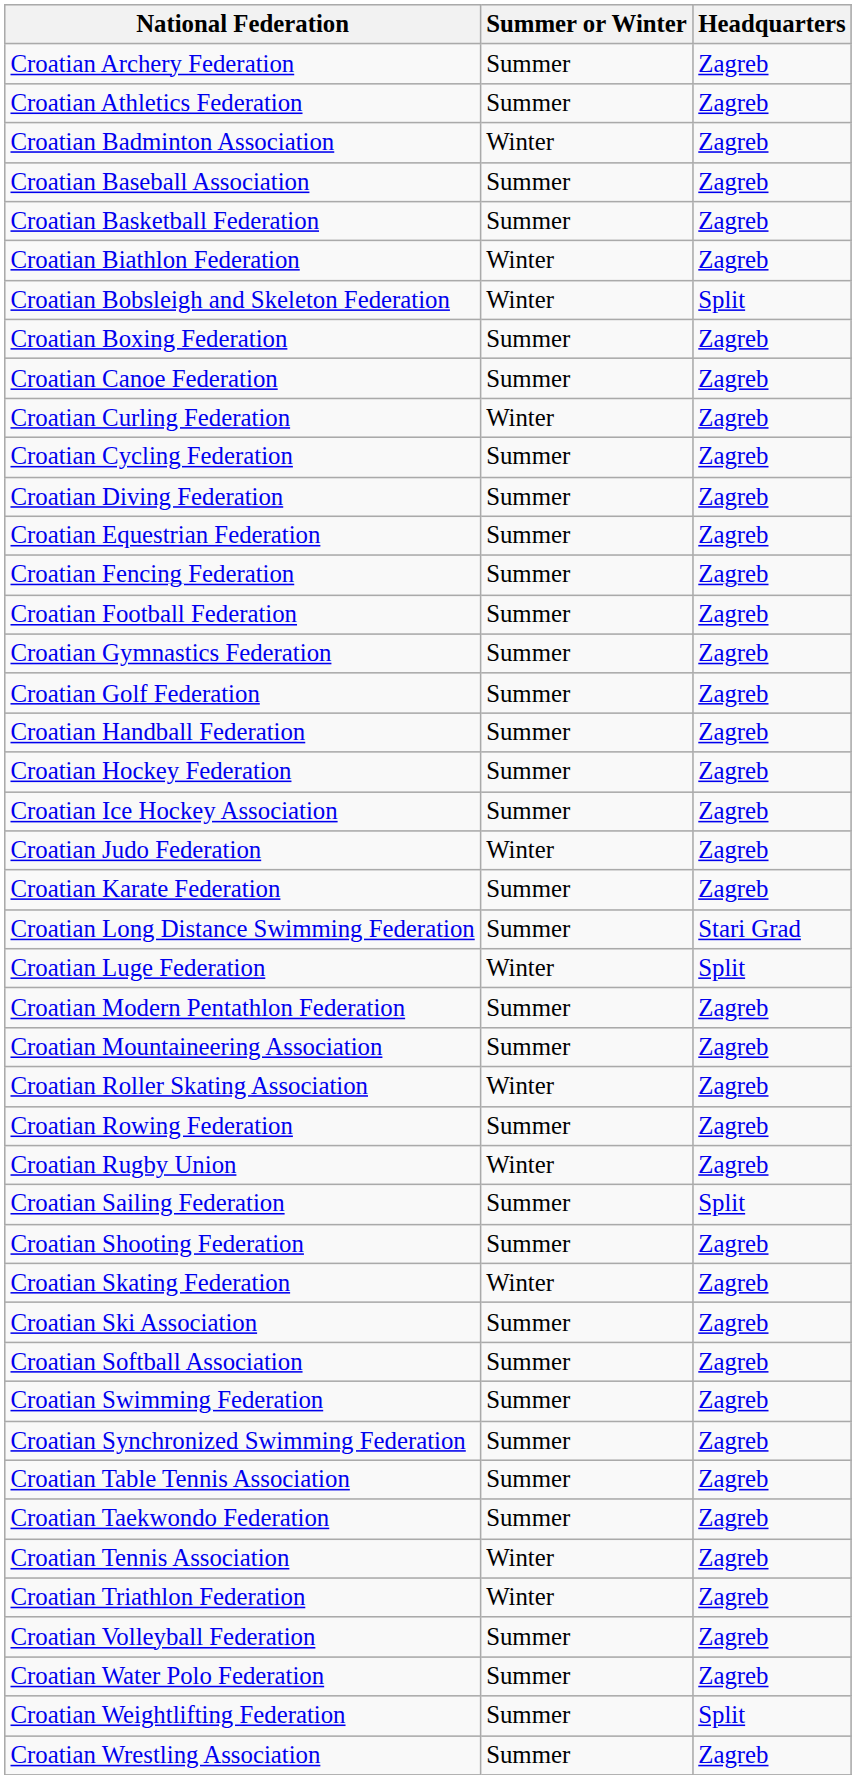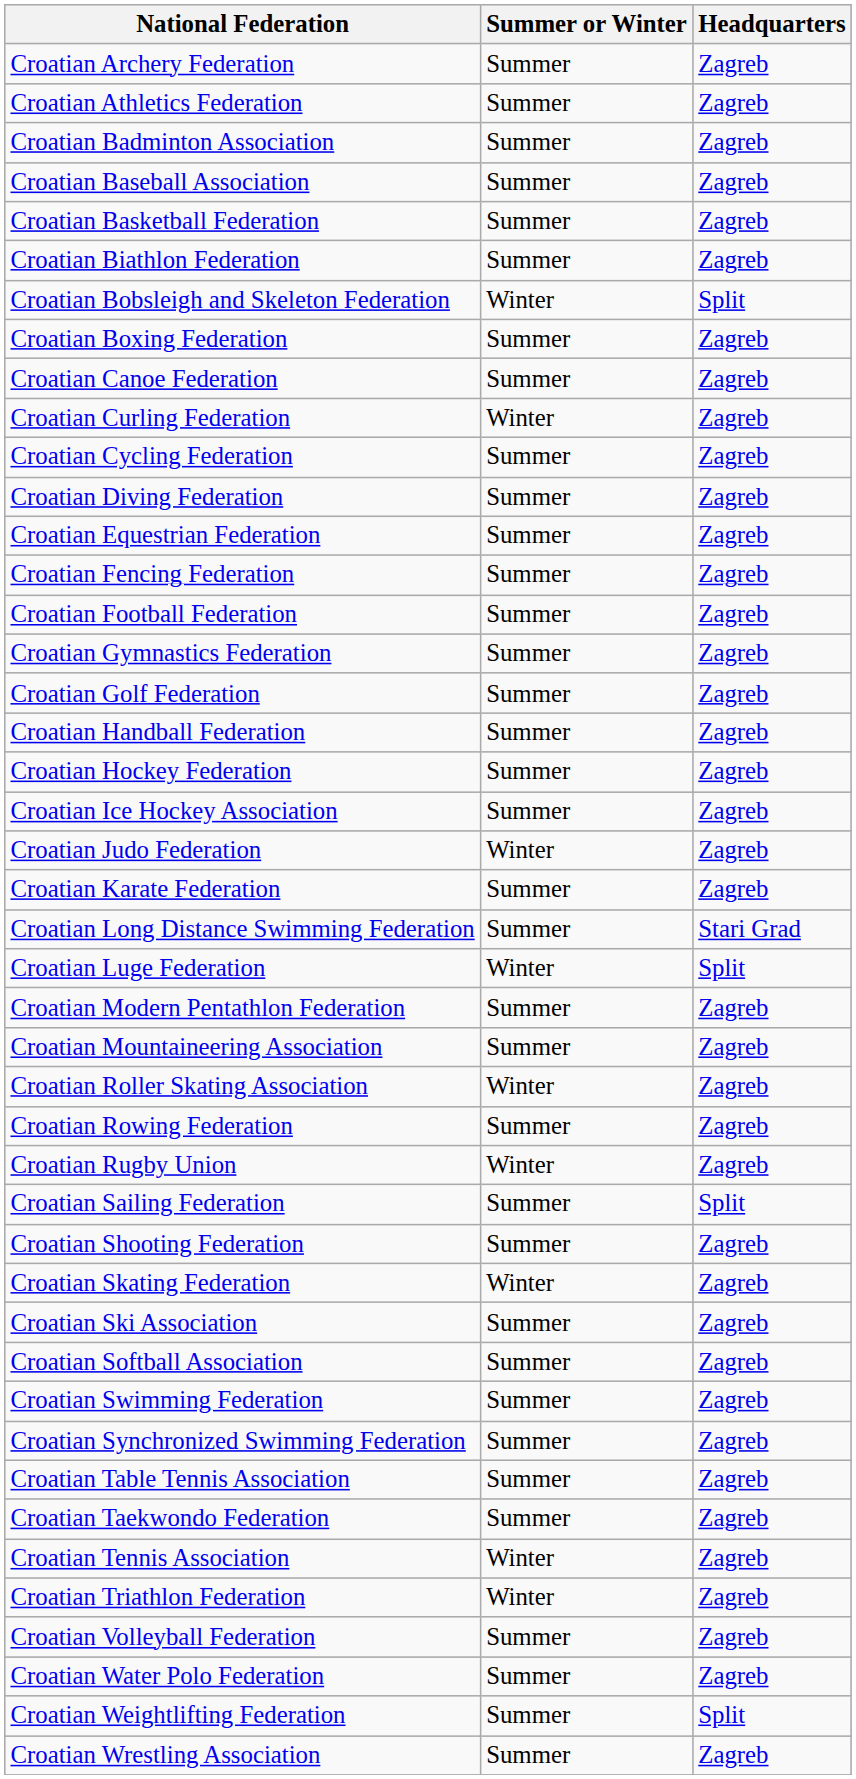(520, 142) Winter -> (528, 142) Summer
(520, 260) Winter -> (528, 260) Summer
